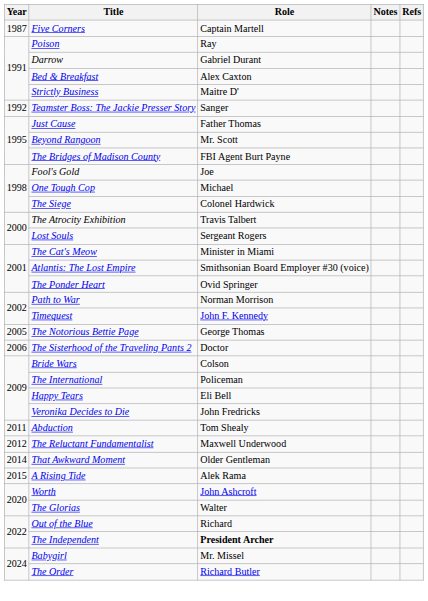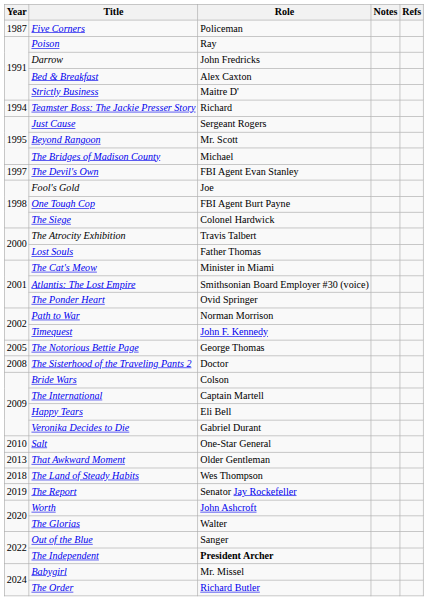(232, 28) Captain Martell -> (222, 28) Policeman
(231, 60) Gabriel Durant -> (230, 60) John Fredricks
(17, 108) 1992 -> (17, 108) 1994
(214, 108) Sanger -> (216, 108) Richard
(231, 124) Father Thomas -> (233, 124) Sergeant Rogers
(245, 156) FBI Agent Burt Payne -> (217, 156) Michael
+ row: (65, 172)
(217, 188) Michael -> (245, 204) FBI Agent Burt Payne
(233, 236) Sergeant Rogers -> (231, 252) Father Thomas
(17, 348) 2006 -> (17, 364) 2008
(222, 380) Policeman -> (232, 396) Captain Martell
(230, 412) John Fredricks -> (231, 428) Gabriel Durant
+ row: (39, 444)
- row: (52, 428)
- row: (92, 444)
(17, 460) 2014 -> (17, 460) 2013
- row: (59, 476)
+ row: (85, 476)
+ row: (54, 492)
(216, 524) Richard -> (214, 540) Sanger
